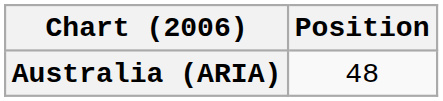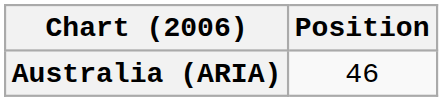(362, 74) 48 -> (362, 74) 46
